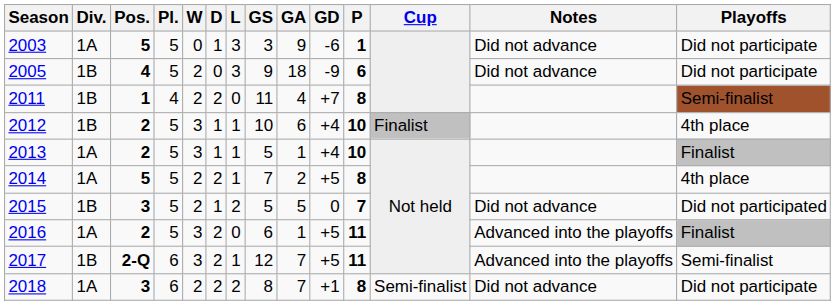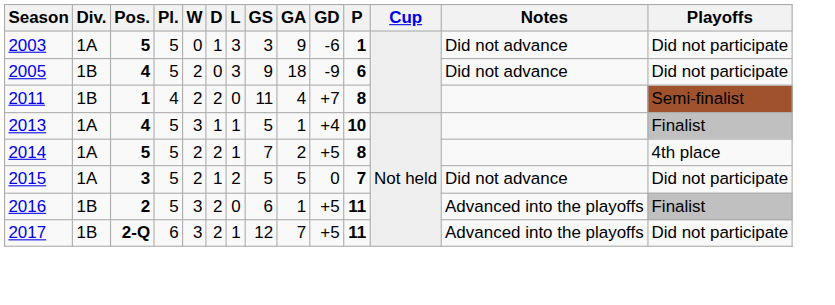- row: (27, 125)
(145, 152) 2 -> (145, 125) 4
(87, 206) 1B -> (87, 179) 1A
(754, 206) Did not participated -> (720, 179) Did not participate
(87, 233) 1A -> (87, 206) 1B
(727, 260) Semi-finalist -> (720, 233) Did not participate
- row: (27, 286)
